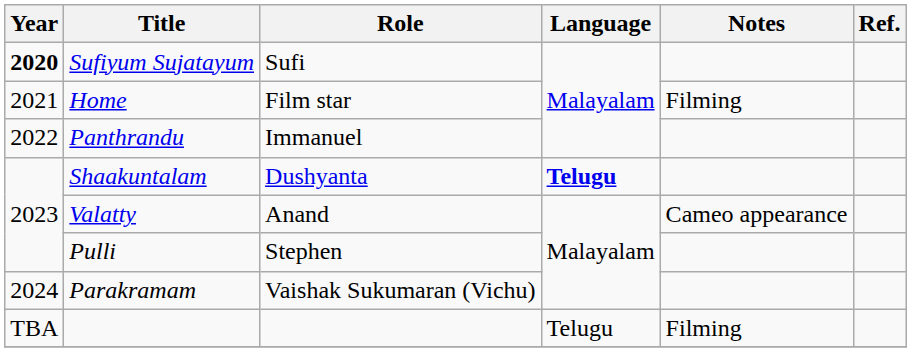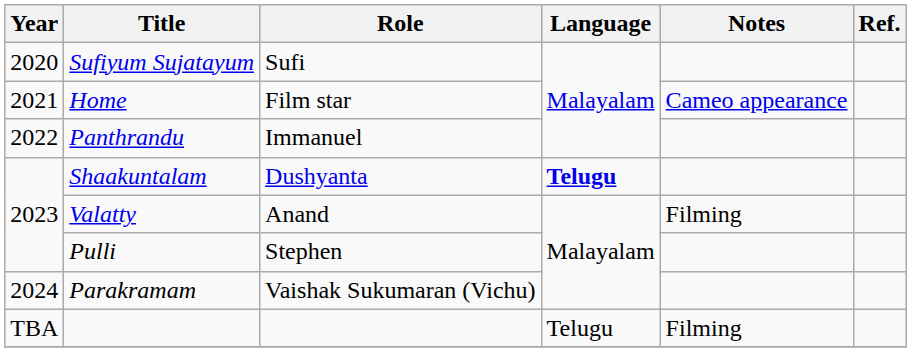(34, 61) bold -> (34, 61) normal
(704, 99) Filming -> (757, 99) Cameo appearance
(757, 213) Cameo appearance -> (704, 213) Filming
